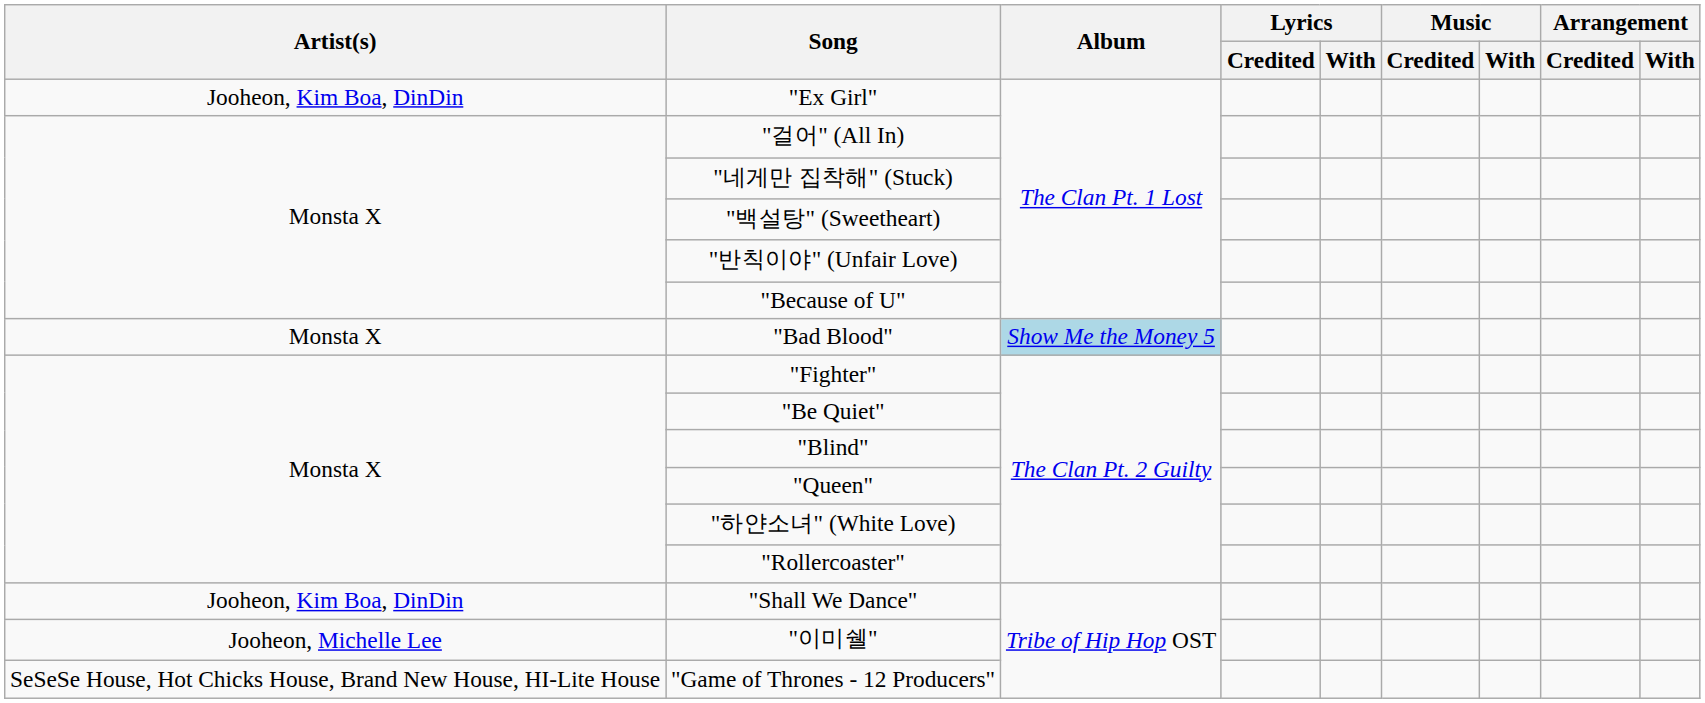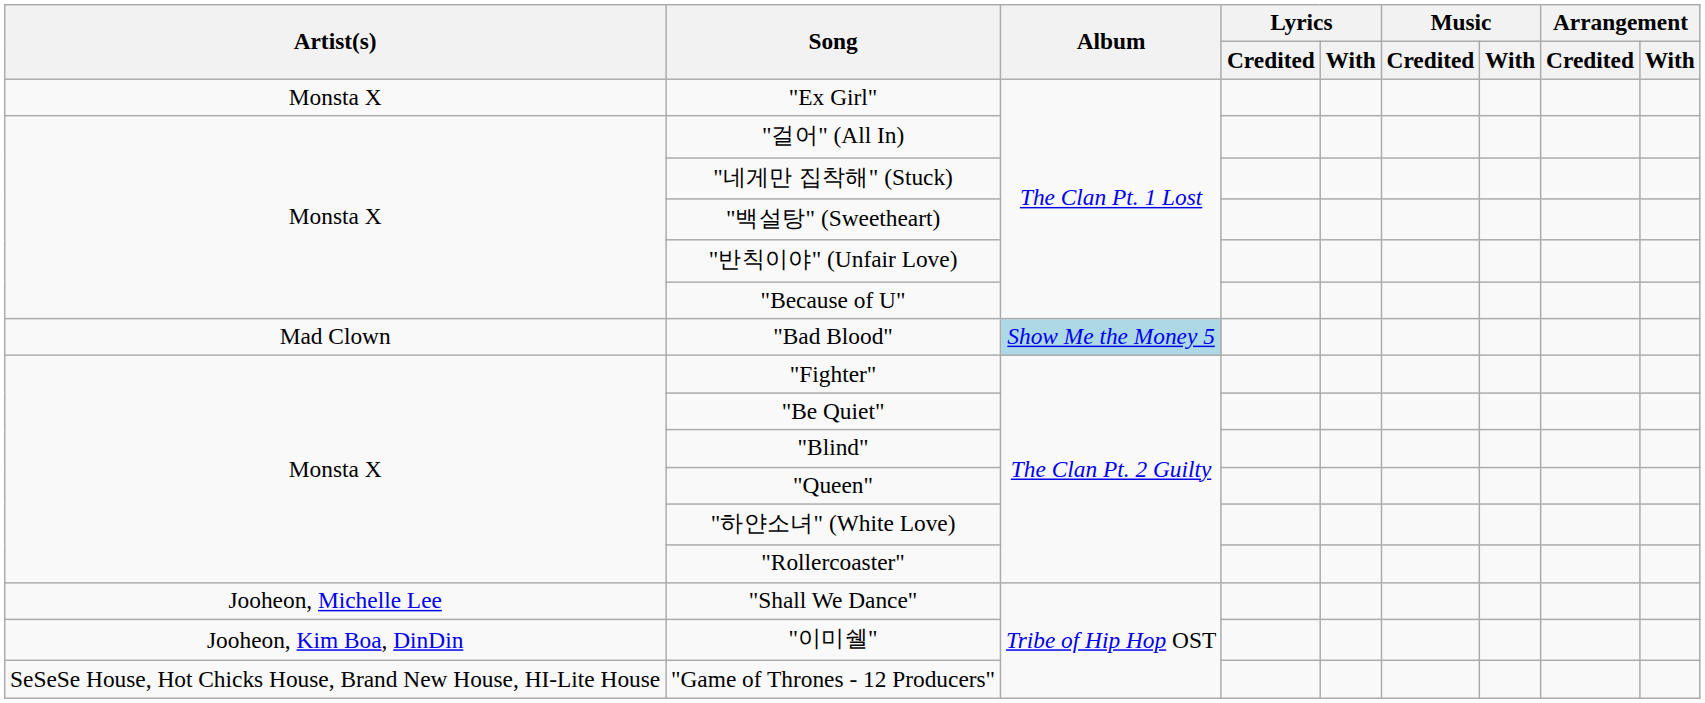(335, 97) Jooheon, Kim Boa, DinDin -> (335, 97) Monsta X
(335, 336) Monsta X -> (335, 336) Mad Clown
(335, 600) Jooheon, Kim Boa, DinDin -> (335, 600) Jooheon, Michelle Lee
(335, 639) Jooheon, Michelle Lee -> (335, 639) Jooheon, Kim Boa, DinDin
